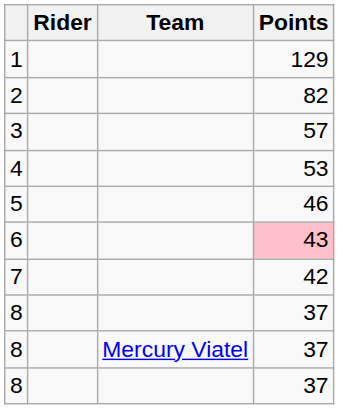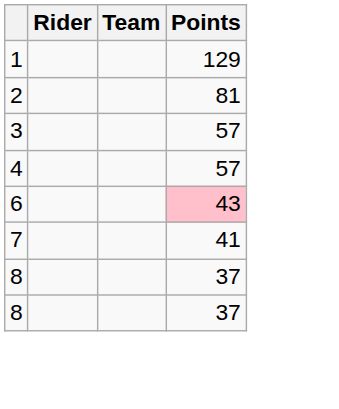(316, 95) 82 -> (228, 95) 81
(316, 167) 53 -> (228, 167) 57
- row: (16, 204)
(316, 276) 42 -> (228, 240) 41
- row: (16, 349)
